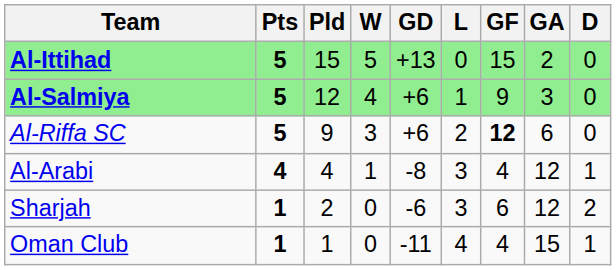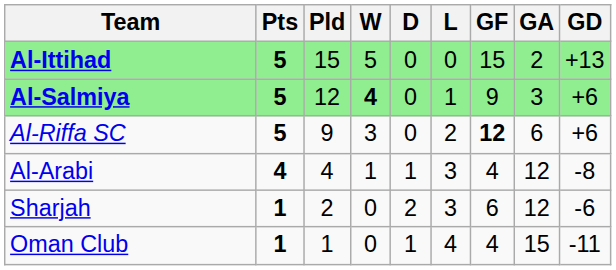columns swapped: (590, 23) <-> (416, 23)
(371, 97) normal -> (371, 97) bold
